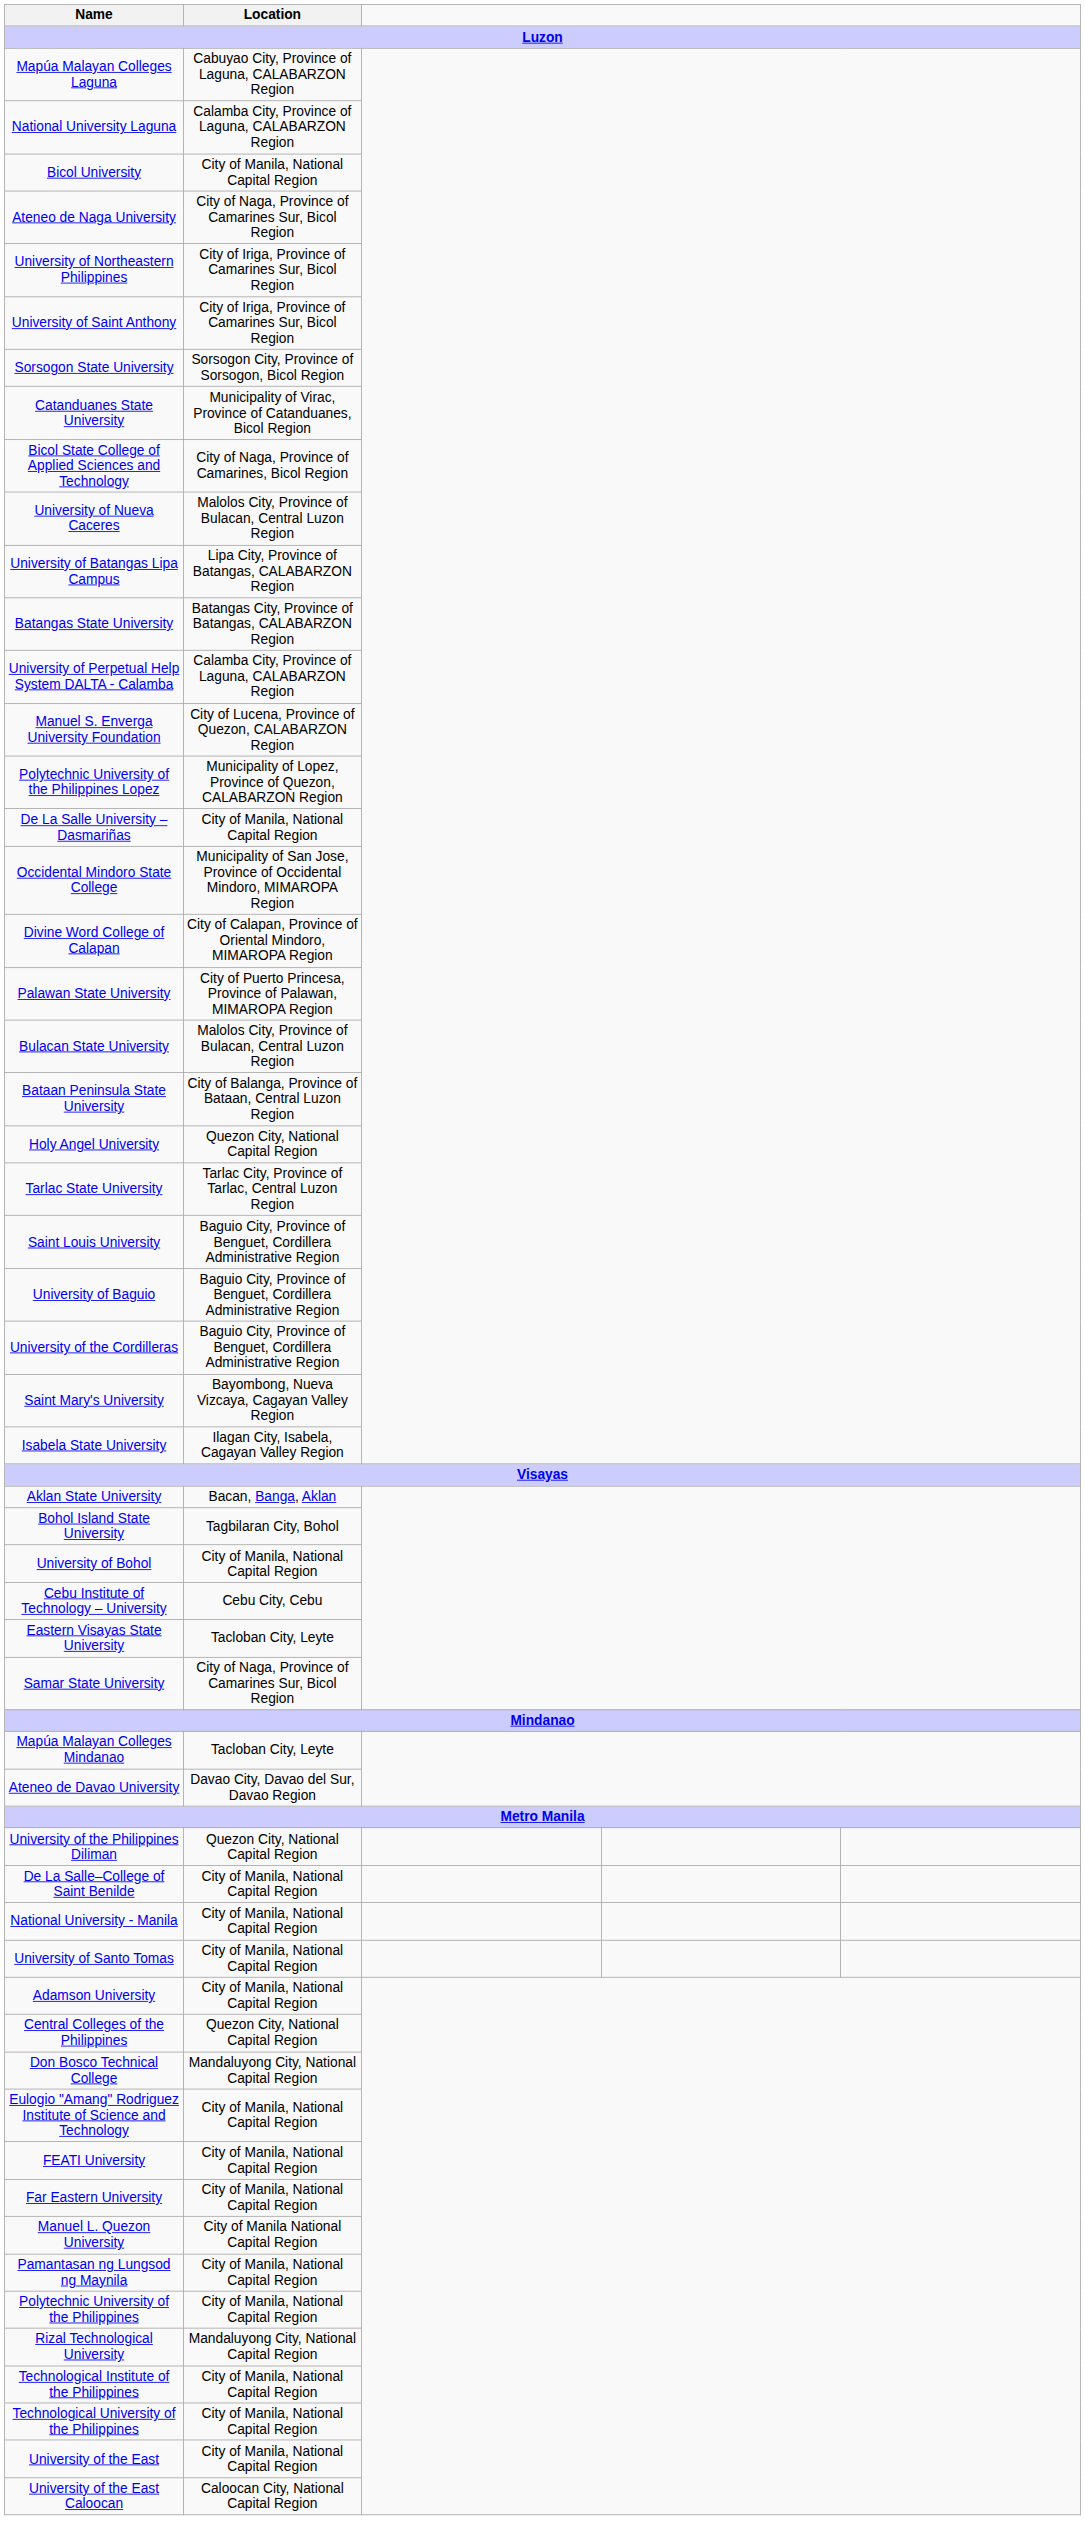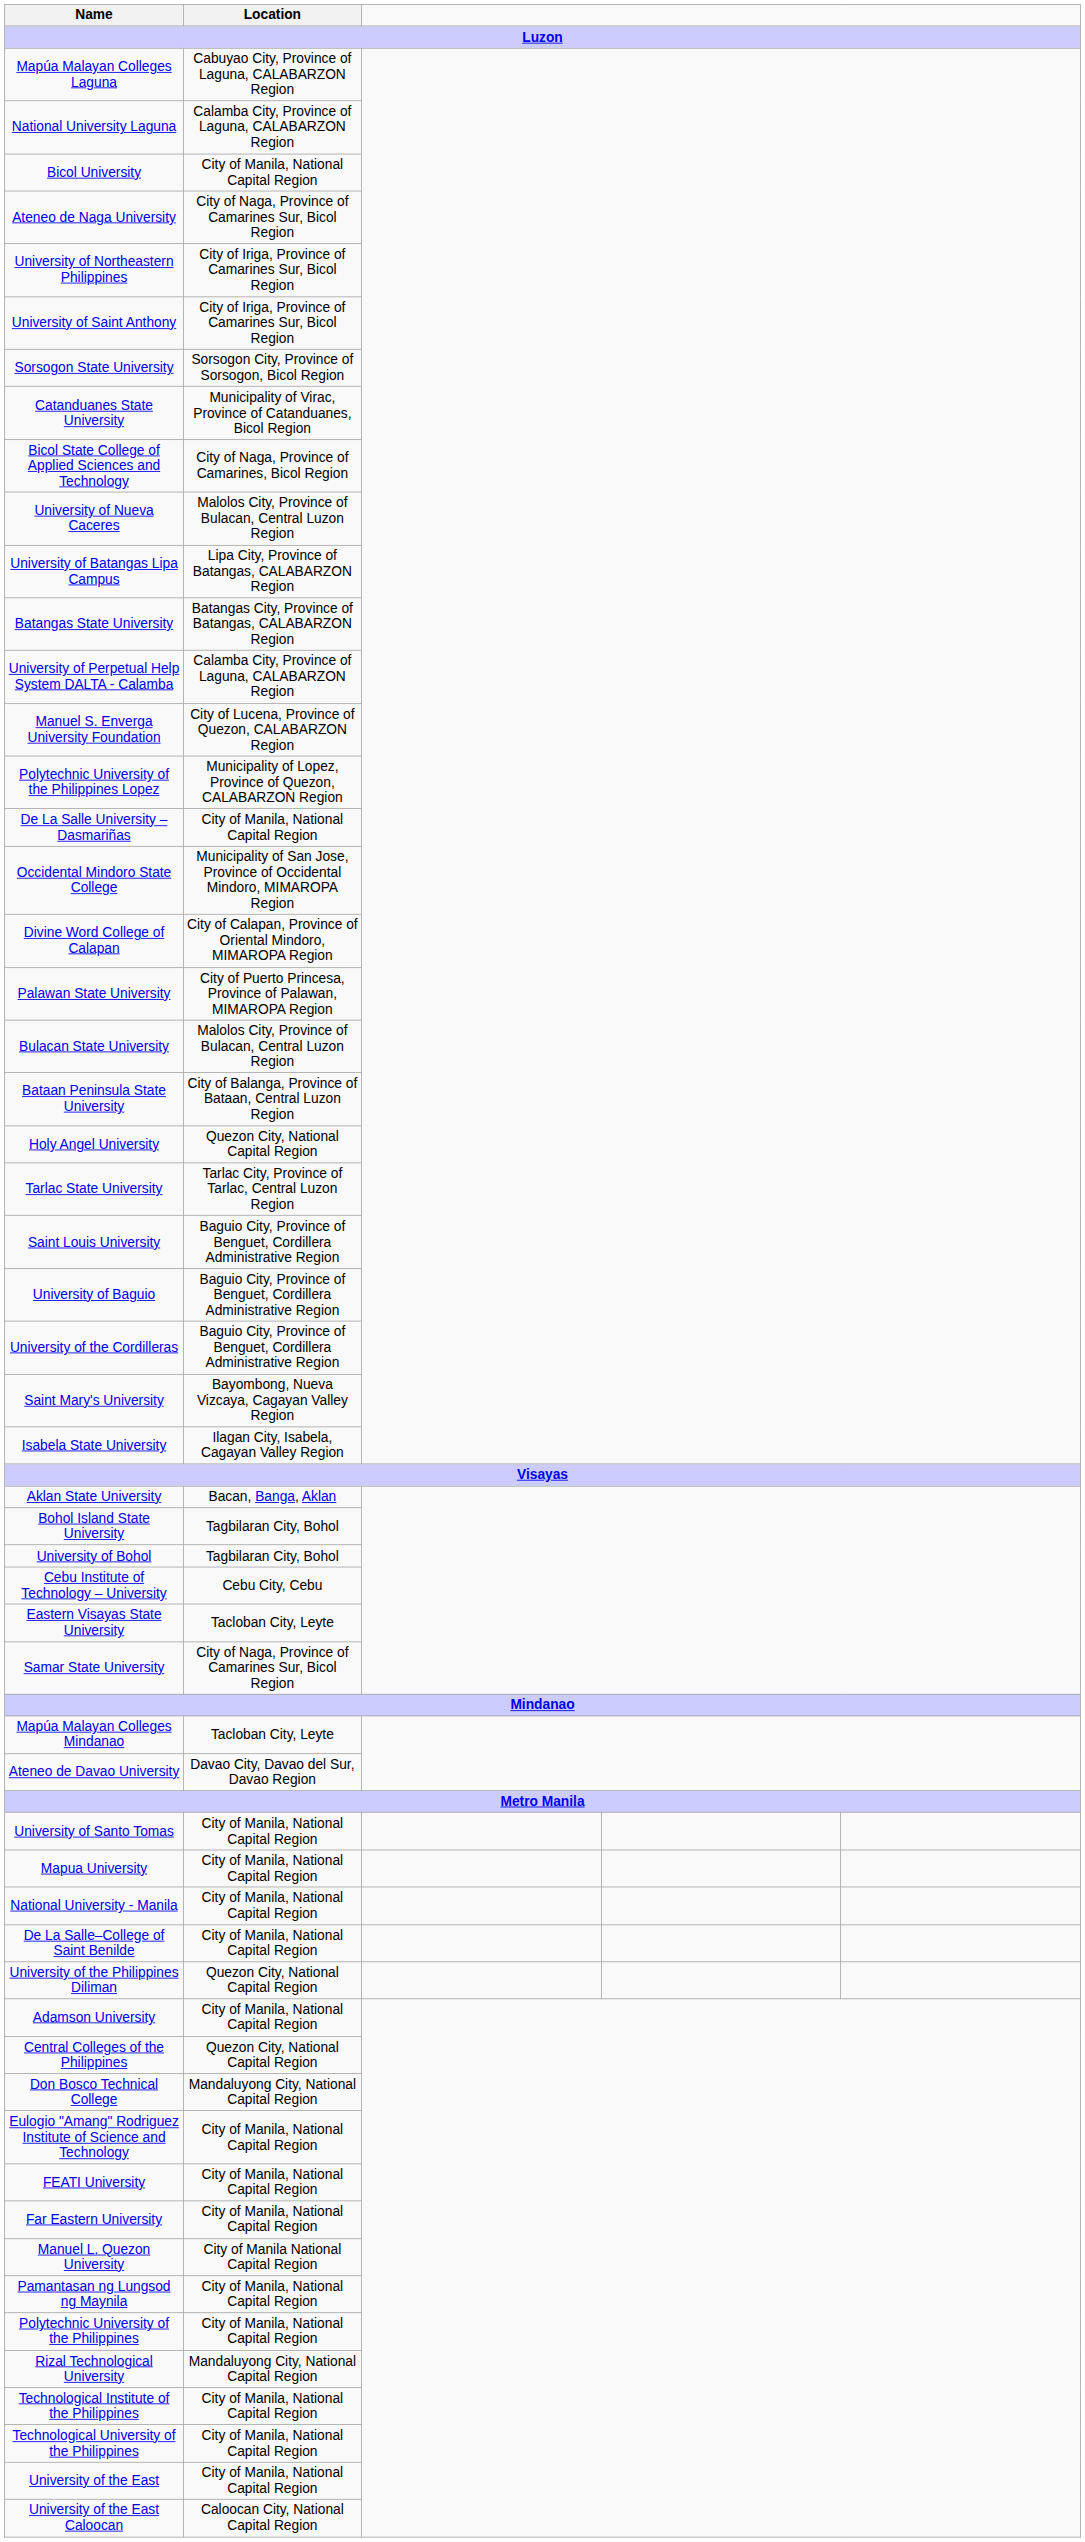(272, 1563) City of Manila, National Capital Region -> (272, 1555) Tagbilaran City, Bohol
rows swapped: (94, 1958) <-> (94, 1846)
+ row: (94, 1868)
rows swapped: (94, 1883) <-> (94, 1921)
